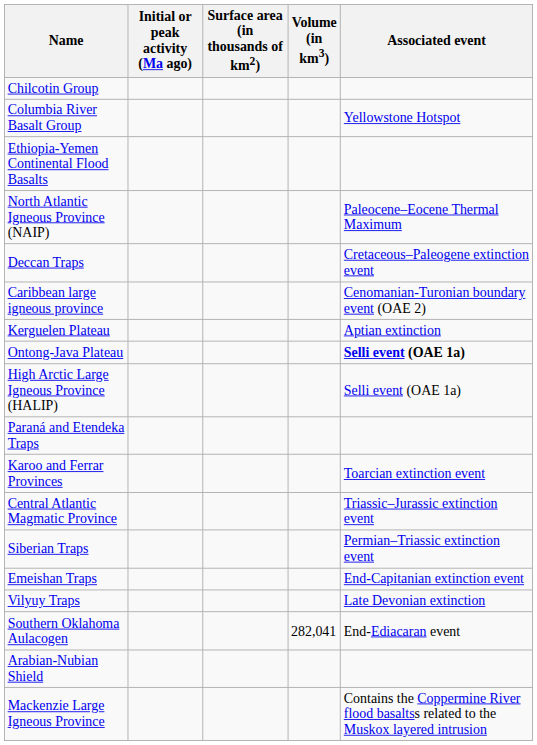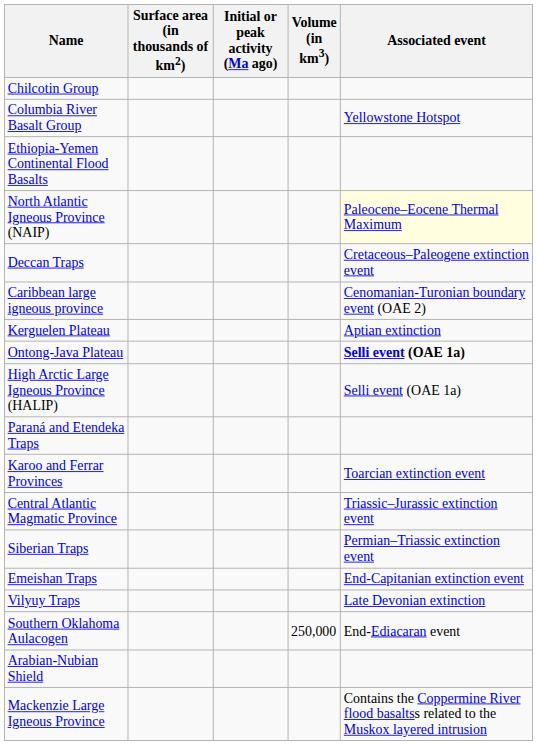columns swapped: (165, 40) <-> (245, 40)
(421, 217) no background -> (421, 217) lightyellow background
(314, 630) 282,041 -> (314, 630) 250,000
